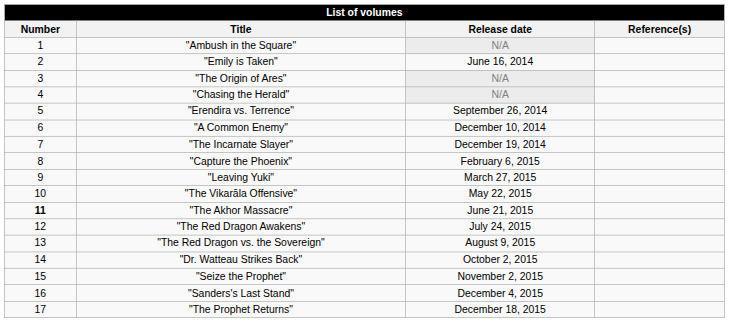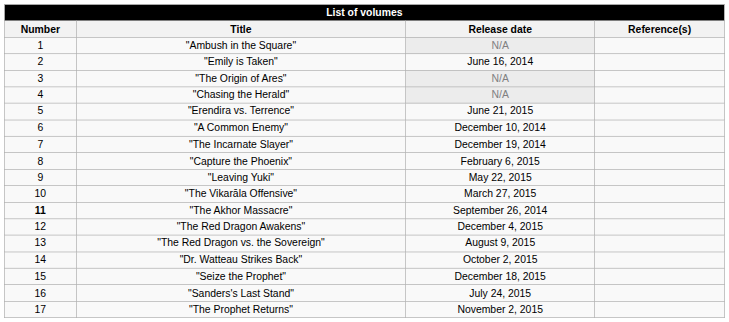(500, 111) September 26, 2014 -> (500, 111) June 21, 2015
(500, 177) March 27, 2015 -> (500, 177) May 22, 2015
(500, 194) May 22, 2015 -> (500, 194) March 27, 2015
(500, 210) June 21, 2015 -> (500, 210) September 26, 2014
(500, 227) July 24, 2015 -> (500, 227) December 4, 2015
(500, 276) November 2, 2015 -> (500, 276) December 18, 2015
(500, 293) December 4, 2015 -> (500, 293) July 24, 2015
(500, 309) December 18, 2015 -> (500, 309) November 2, 2015
